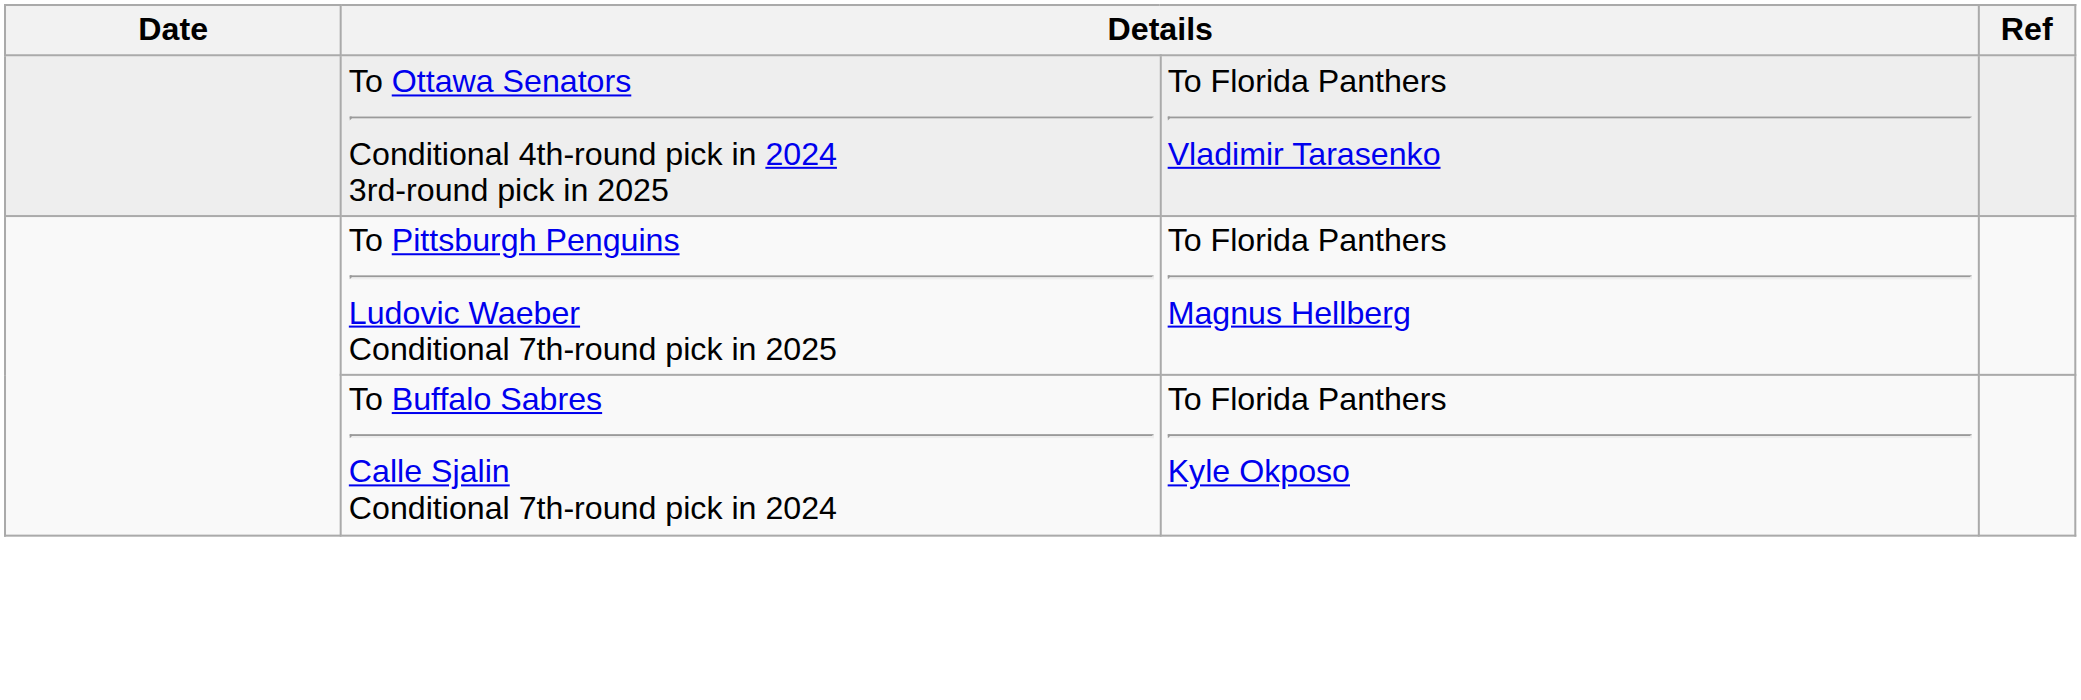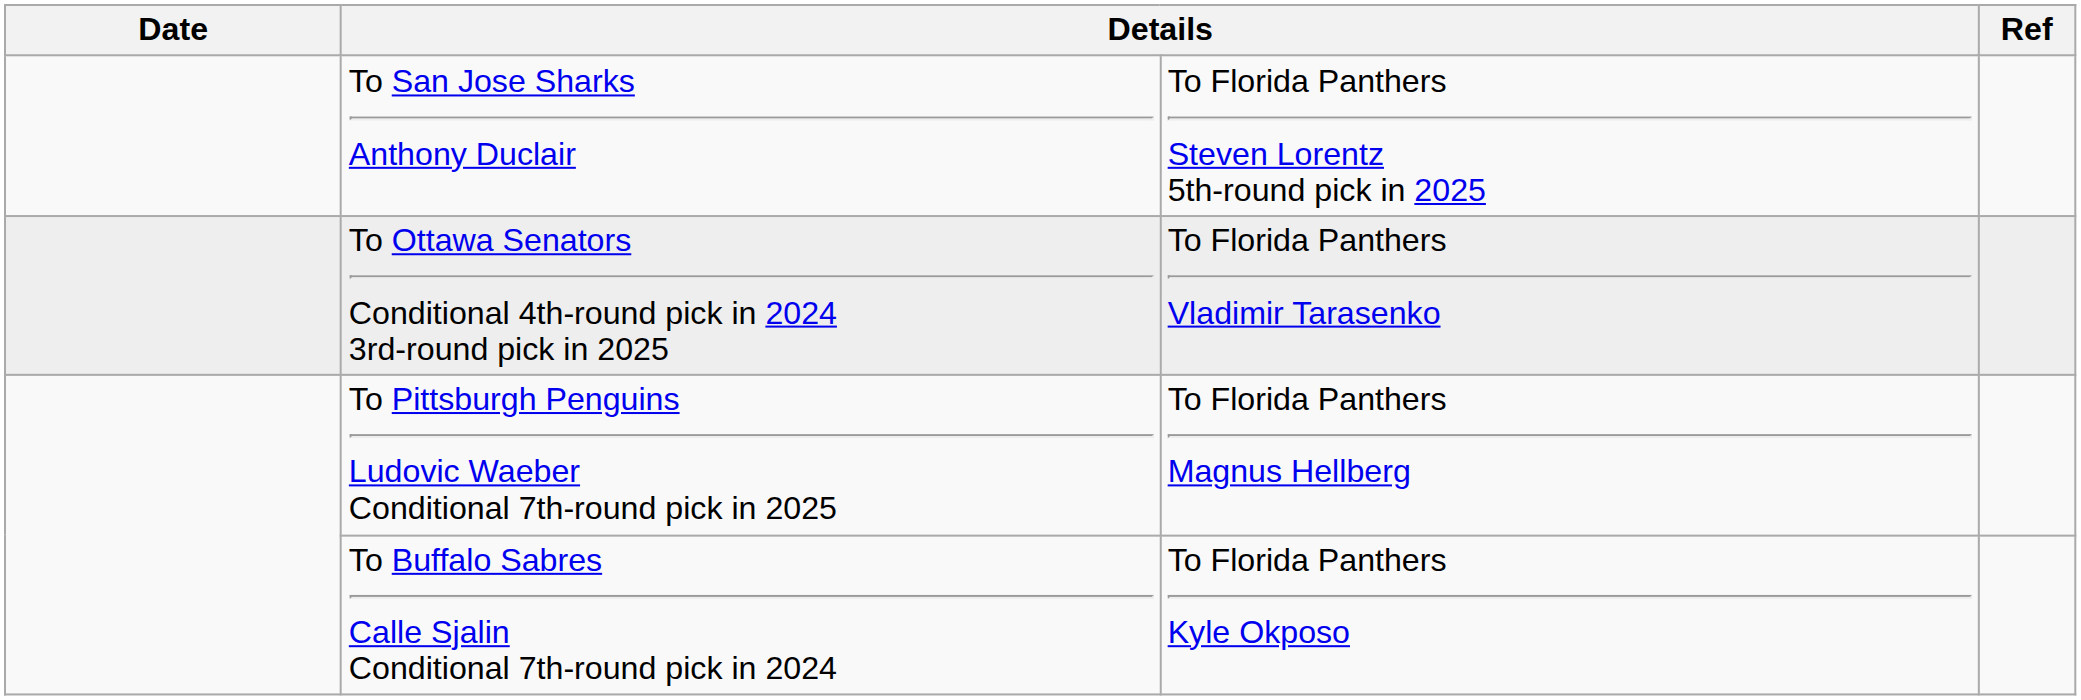+ row: (751, 117)
